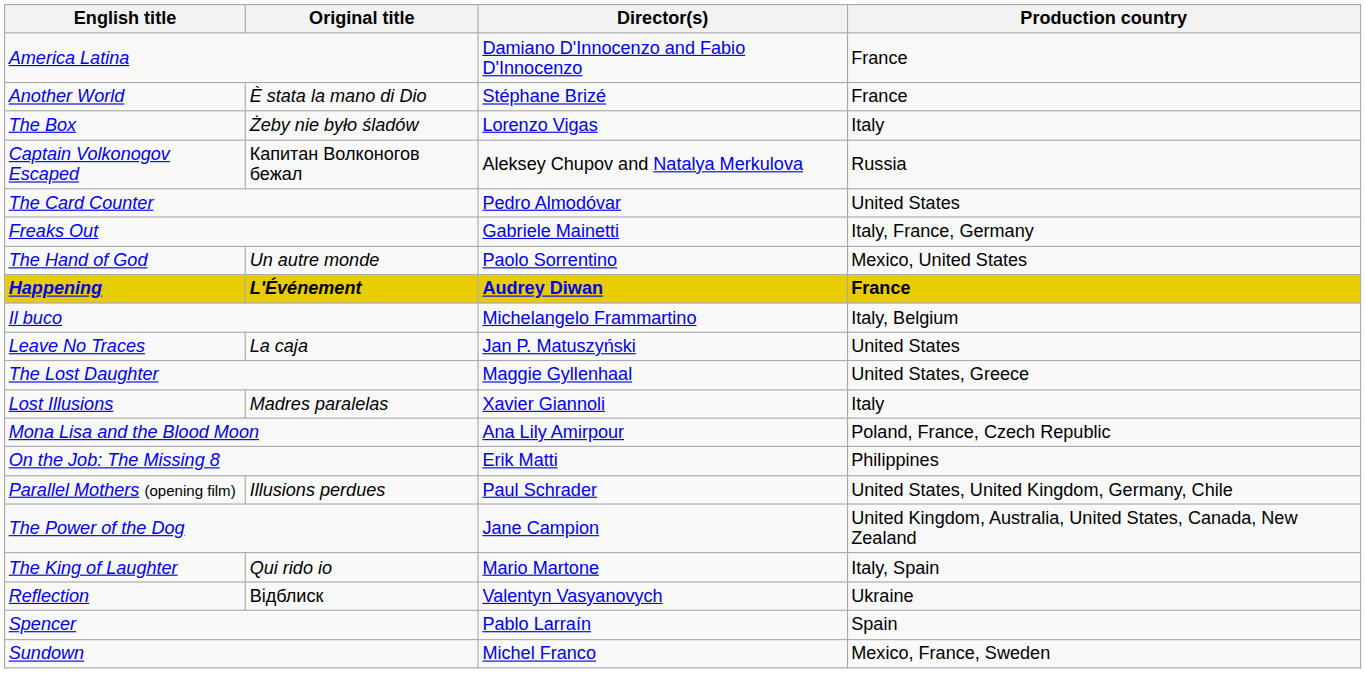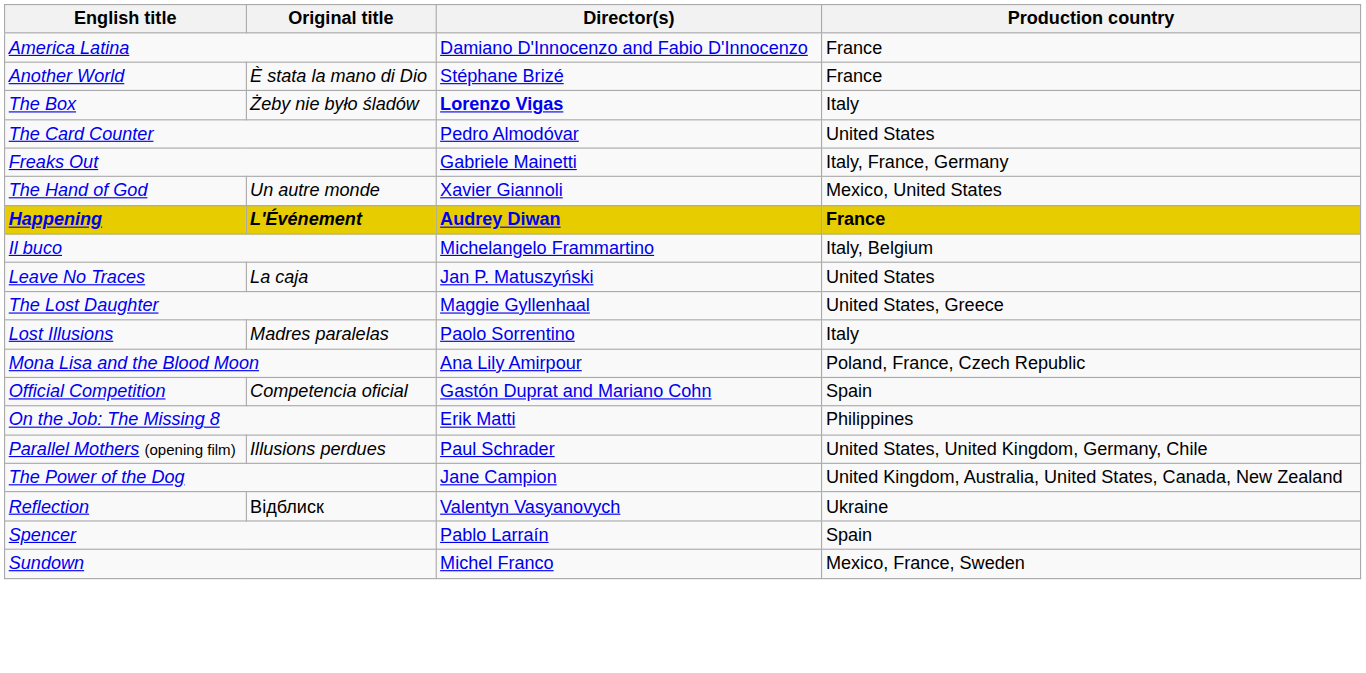(540, 125) normal -> (502, 104) bold
- row: (89, 164)
(550, 260) Paolo Sorrentino -> (501, 190) Xavier Giannoli
(544, 403) Xavier Giannoli -> (507, 334) Paolo Sorrentino
+ row: (87, 391)
- row: (93, 567)
